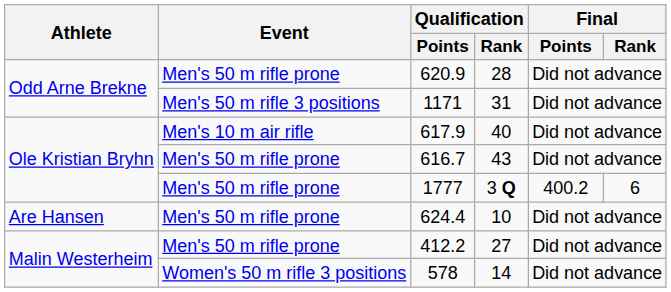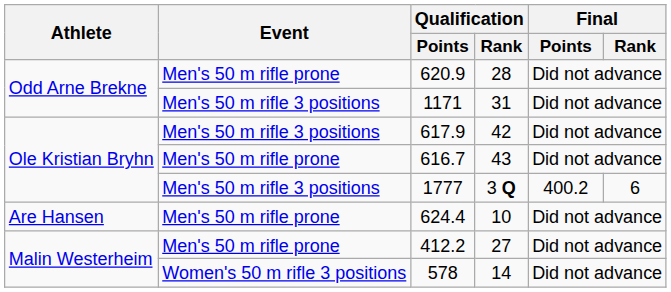(238, 131) Men's 10 m air rifle -> (271, 131) Men's 50 m rifle 3 positions
(501, 131) 40 -> (501, 131) 42
(251, 188) Men's 50 m rifle prone -> (271, 188) Men's 50 m rifle 3 positions
